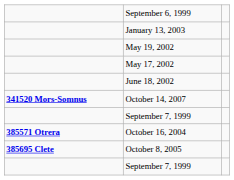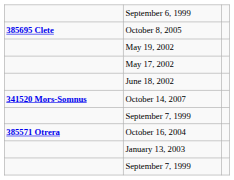rows swapped: (64, 31) <-> (30, 149)
